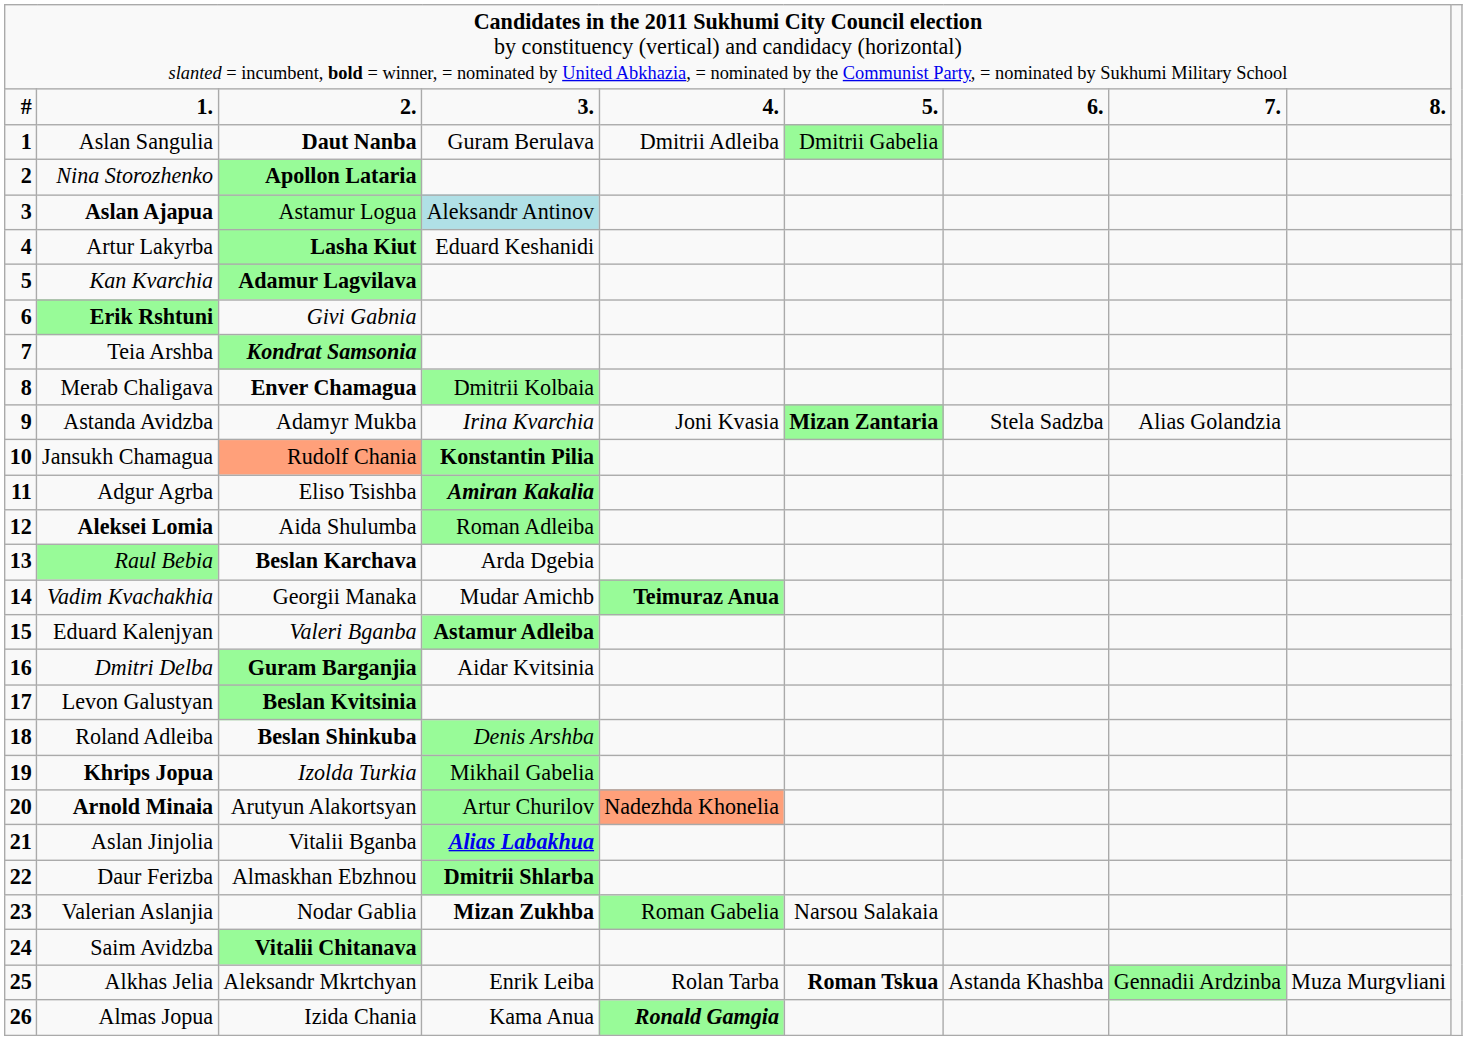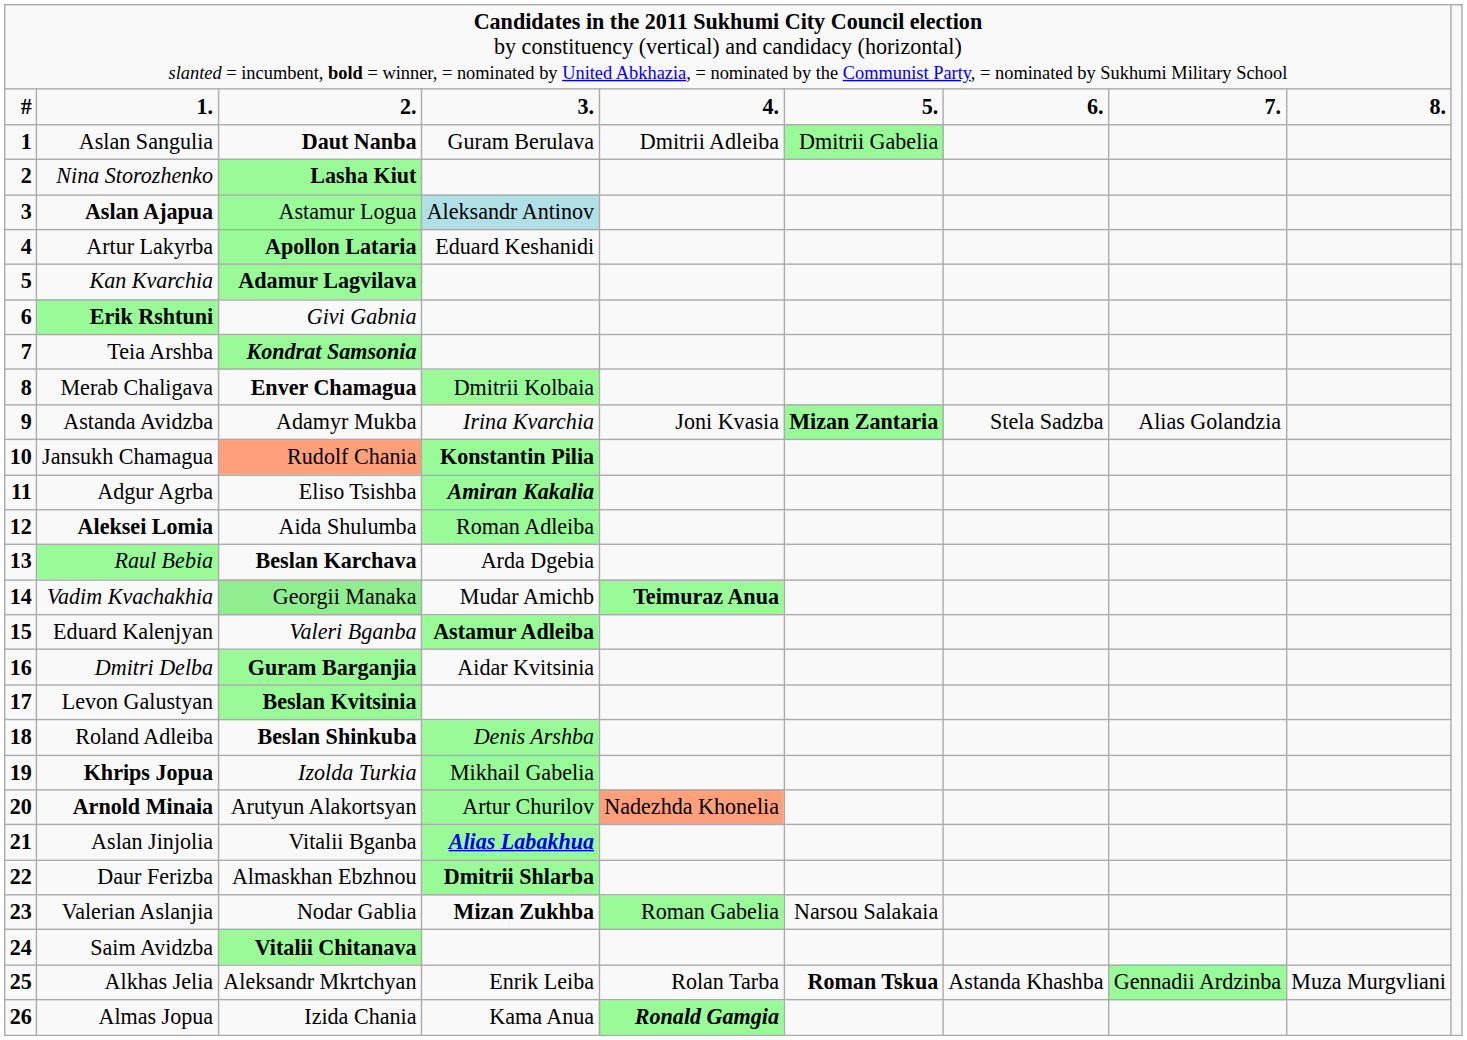(341, 176) Apollon Lataria -> (363, 176) Lasha Kiut
(363, 246) Lasha Kiut -> (341, 246) Apollon Lataria
(345, 596) no background -> (345, 596) lightgreen background
